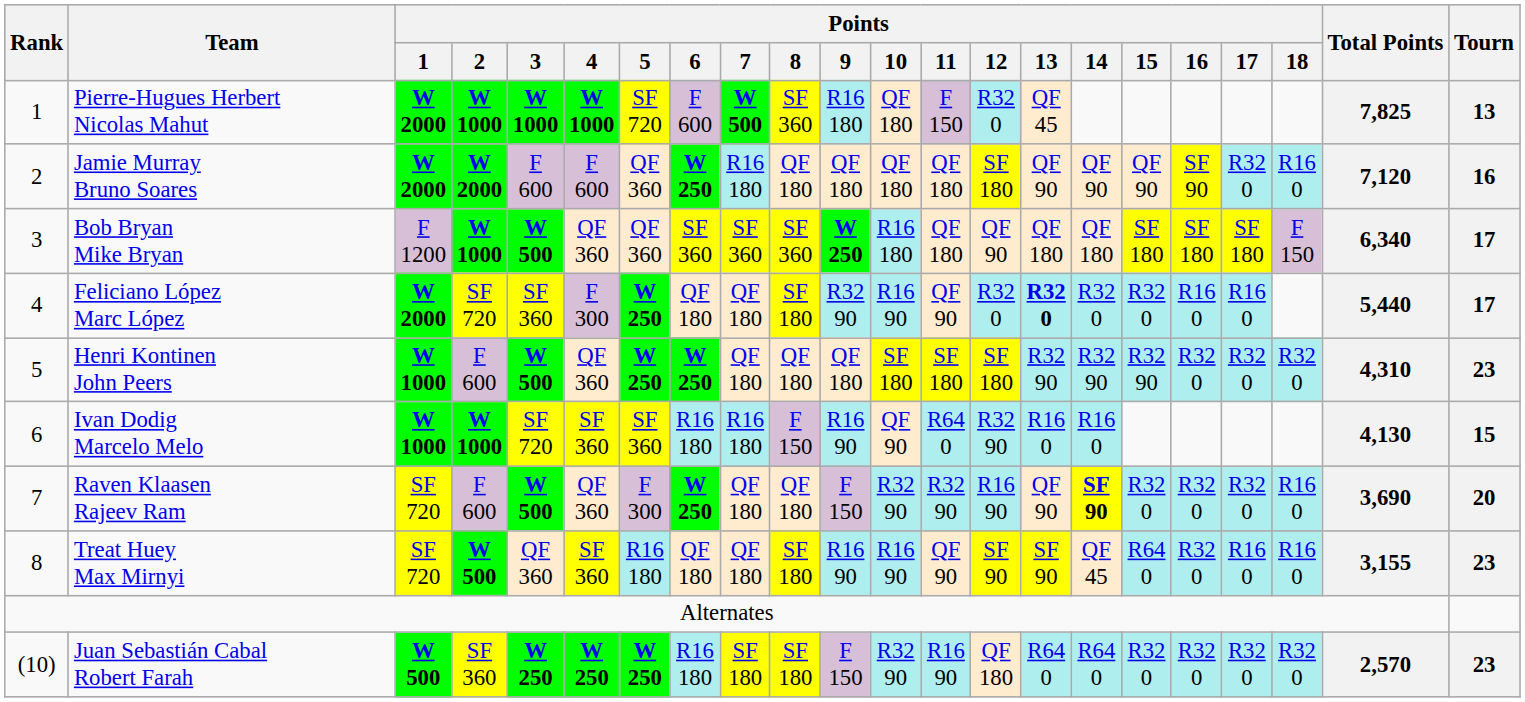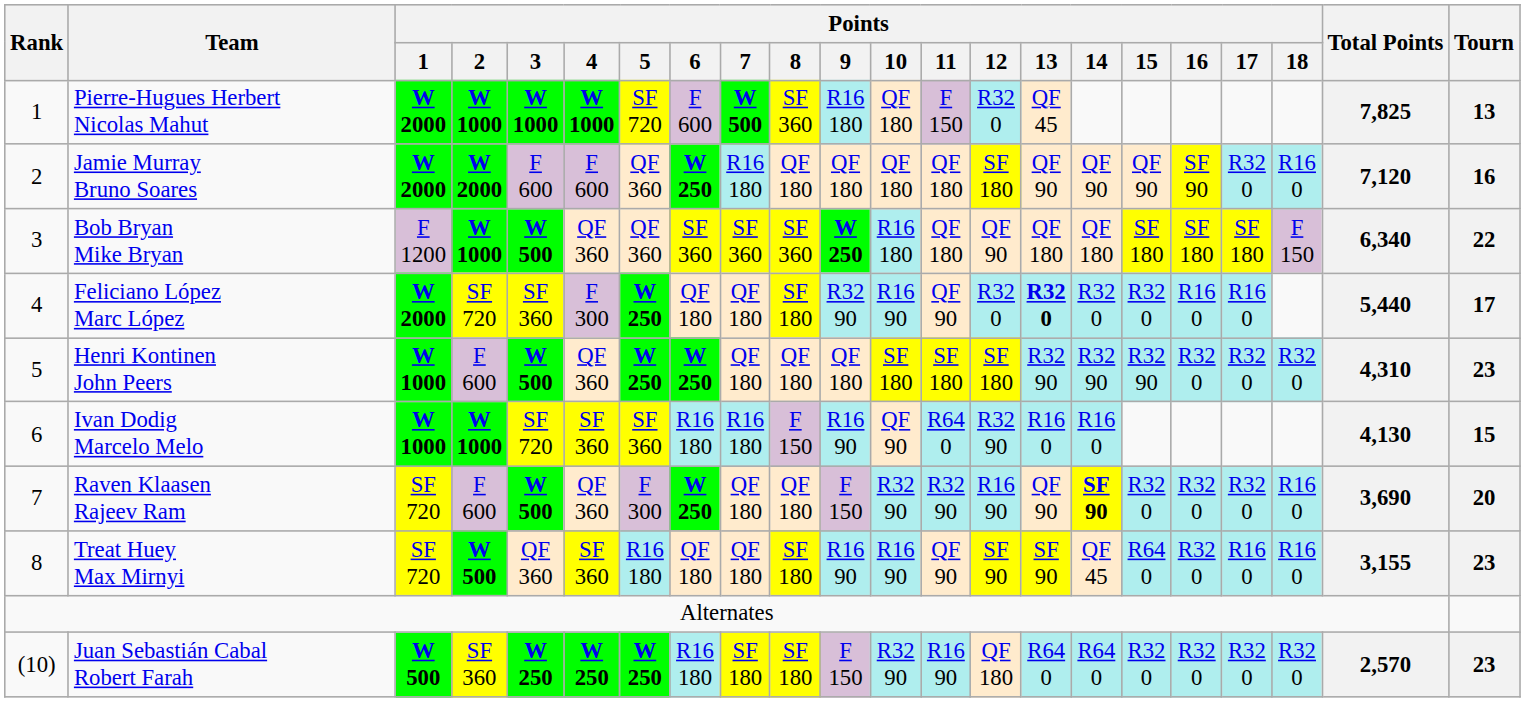(1484, 240) 17 -> (1484, 240) 22
